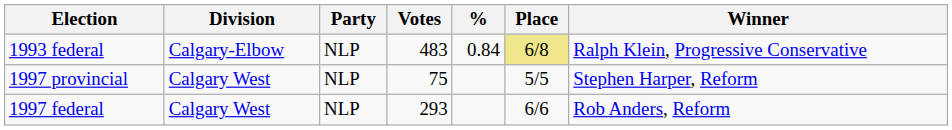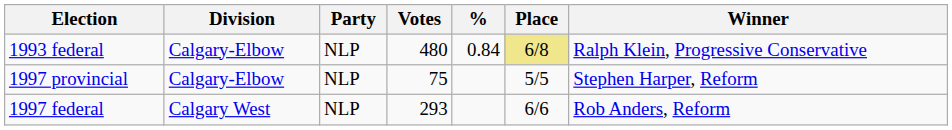(434, 49) 483 -> (434, 49) 480
(219, 79) Calgary West -> (226, 79) Calgary-Elbow
